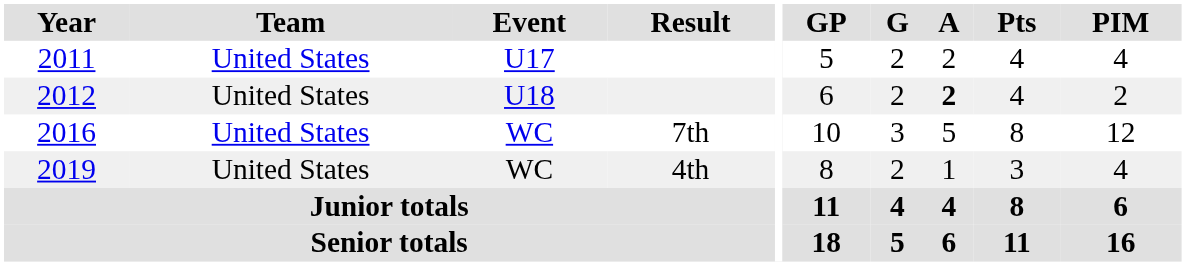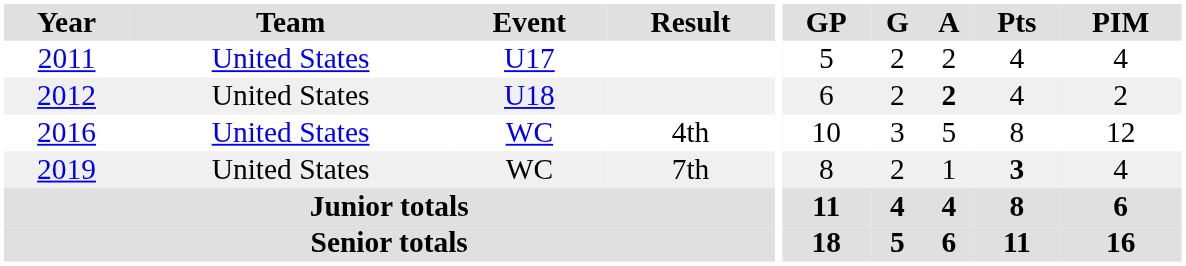(690, 132) 7th -> (690, 132) 4th
(690, 169) 4th -> (690, 169) 7th
(1017, 169) normal -> (1017, 169) bold
